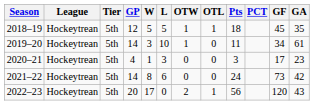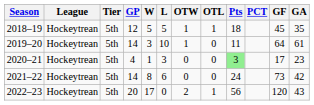(279, 44) 34 -> (279, 44) 64
(236, 60) no background -> (236, 60) lightgreen background
